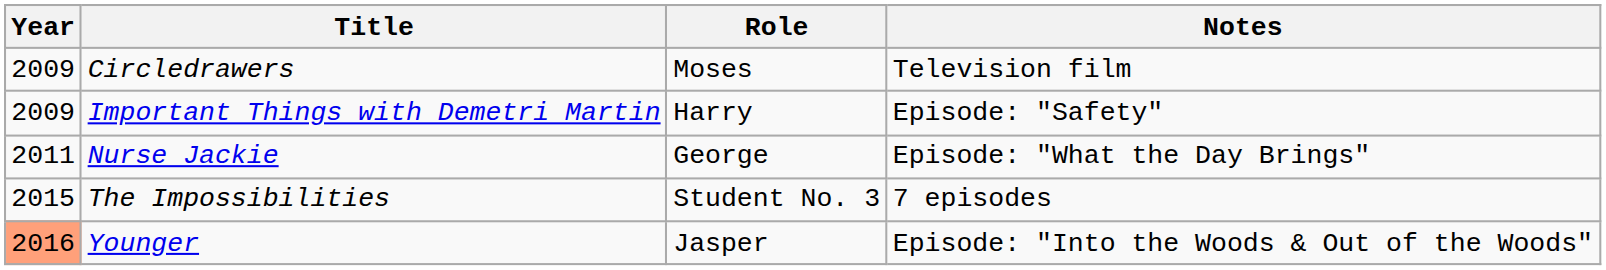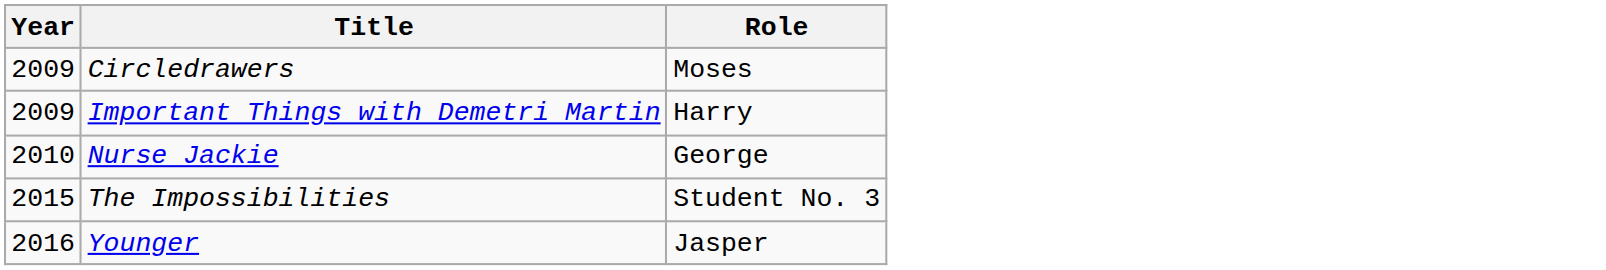- column: (1243, 27)
(43, 156) 2011 -> (43, 156) 2010
(43, 243) lightsalmon background -> (43, 243) no background
